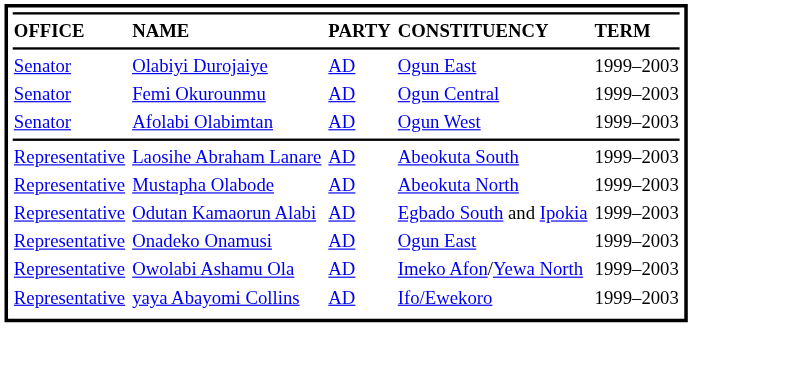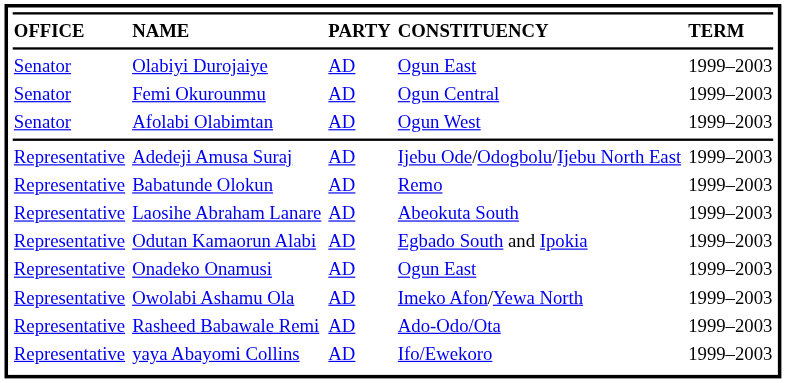+ row: (212, 157)
+ row: (203, 185)
- row: (203, 185)
+ row: (226, 325)
